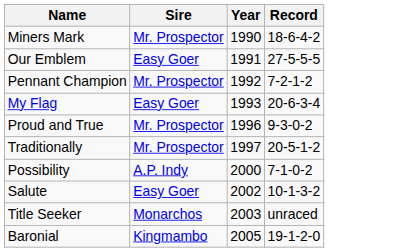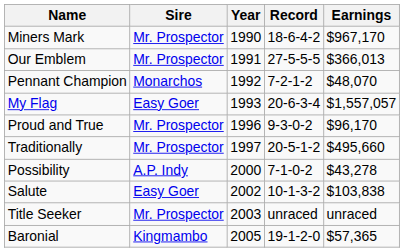+ column: (361, 15)
(166, 59) Easy Goer -> (178, 59) Mr. Prospector
(178, 81) Mr. Prospector -> (168, 81) Monarchos
(168, 214) Monarchos -> (178, 214) Mr. Prospector
